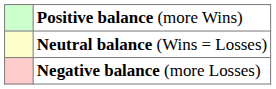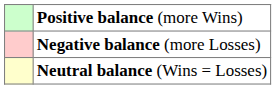rows swapped: (152, 44) <-> (149, 70)
